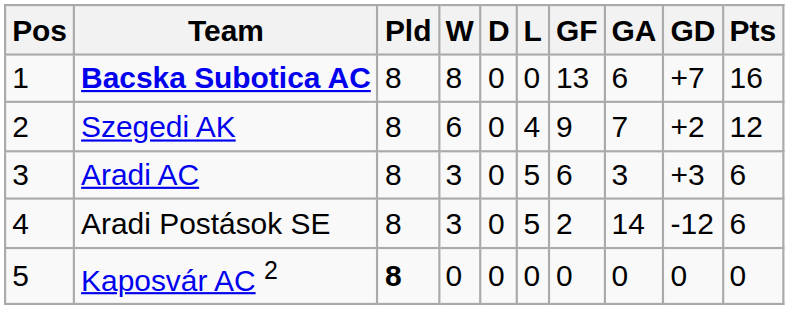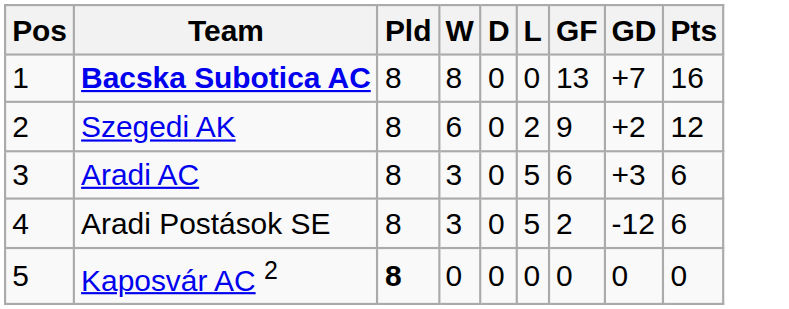- column: (634, 29)
(532, 126) 4 -> (532, 126) 2
